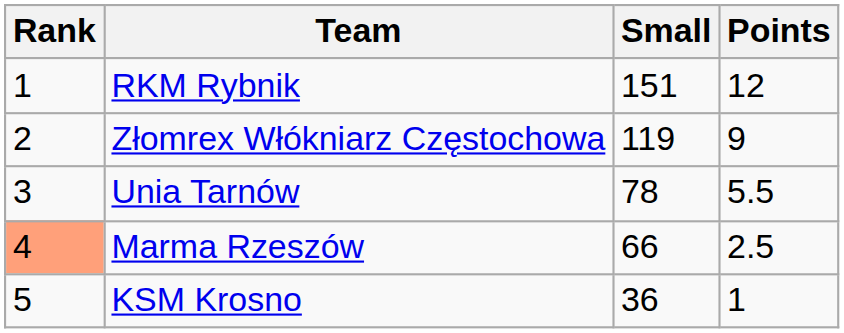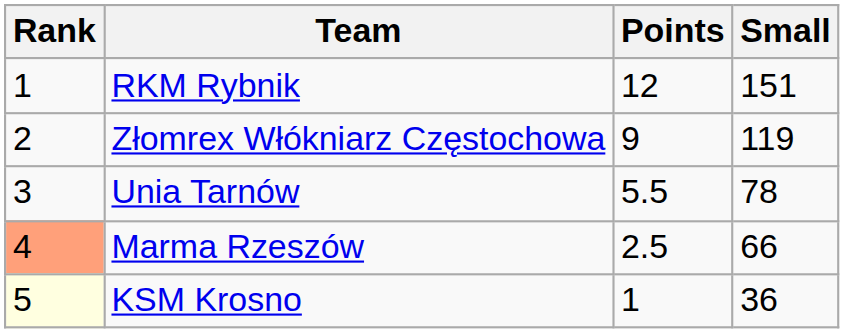columns swapped: (779, 31) <-> (666, 31)
(22, 300) no background -> (22, 300) lightyellow background
